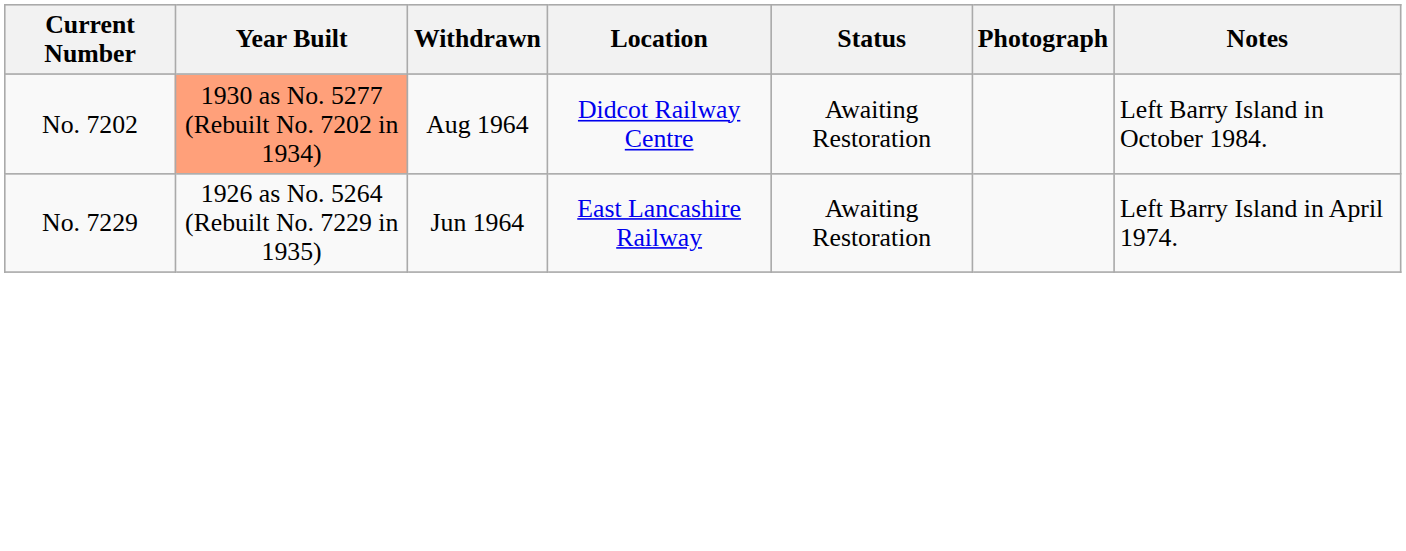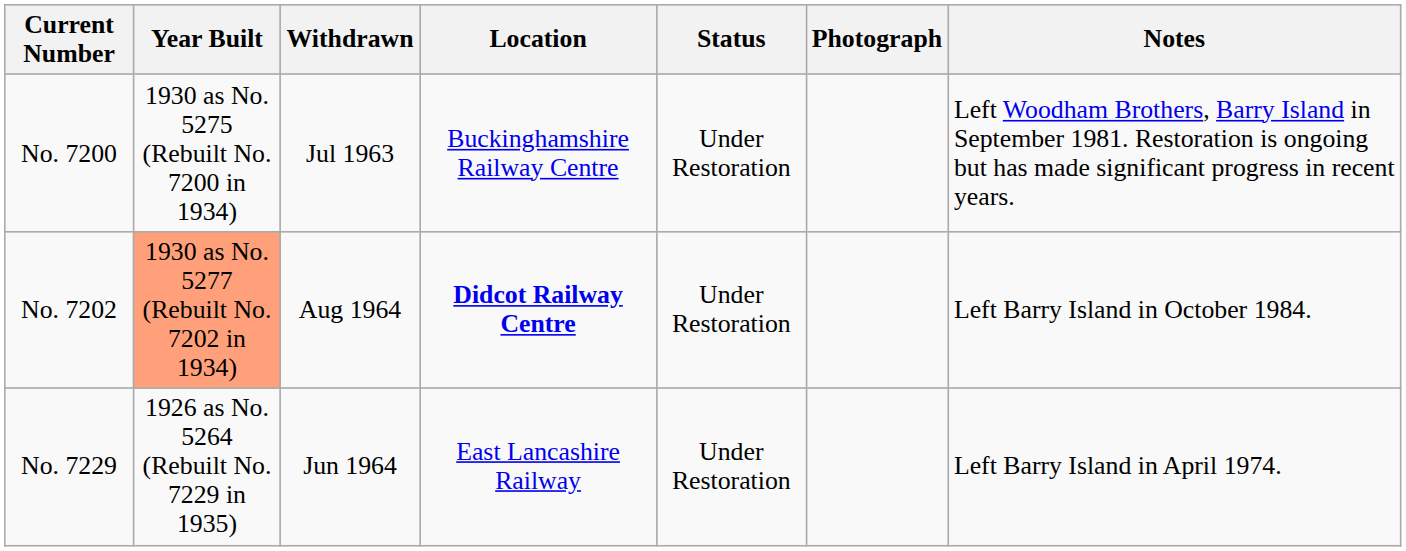+ row: (69, 152)
(659, 123) normal -> (538, 309) bold
(872, 123) Awaiting Restoration -> (731, 309) Under Restoration
(872, 222) Awaiting Restoration -> (731, 466) Under Restoration
